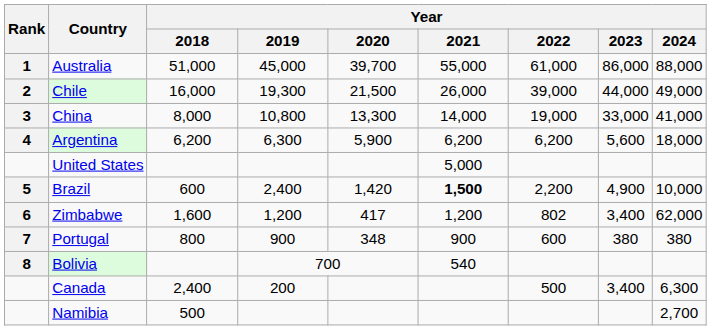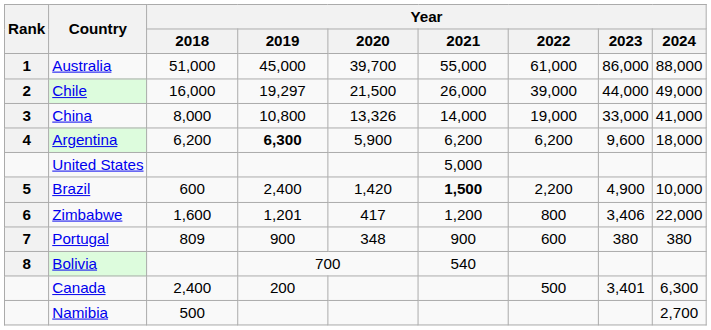(283, 90) 19,300 -> (283, 90) 19,297
(373, 115) 13,300 -> (373, 115) 13,326
(283, 139) normal -> (283, 139) bold
(626, 139) 5,600 -> (626, 139) 9,600
(283, 213) 1,200 -> (283, 213) 1,201
(554, 213) 802 -> (554, 213) 800
(626, 213) 3,400 -> (626, 213) 3,406
(679, 213) 62,000 -> (679, 213) 22,000
(192, 238) 800 -> (192, 238) 809
(626, 287) 3,400 -> (626, 287) 3,401
